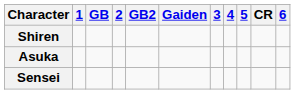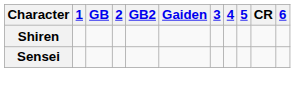- row: (38, 57)
